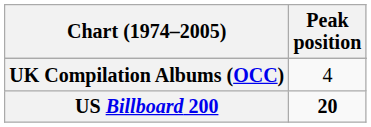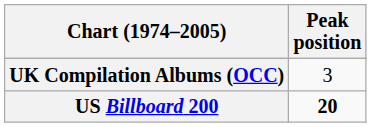(327, 74) 4 -> (327, 74) 3
